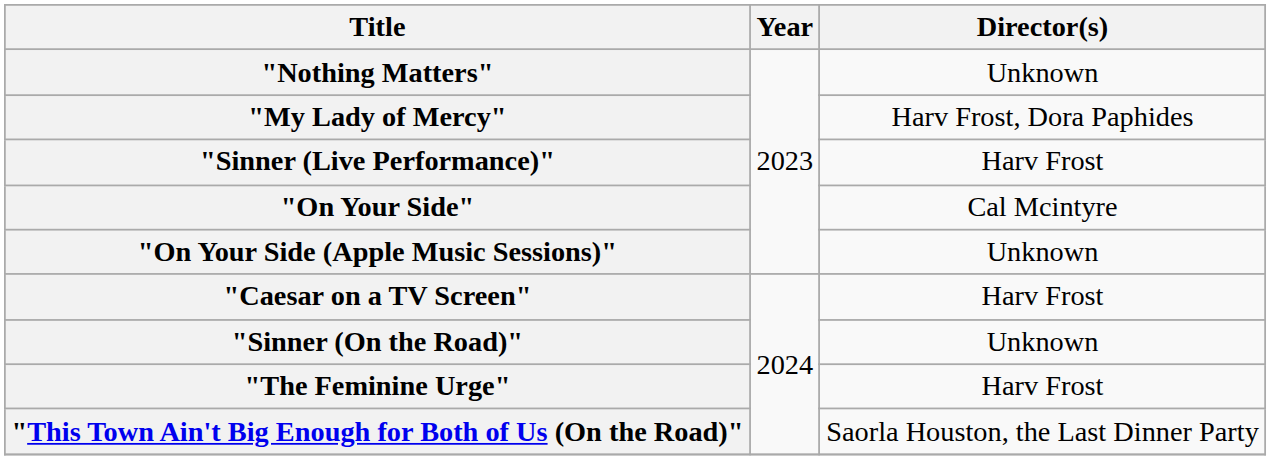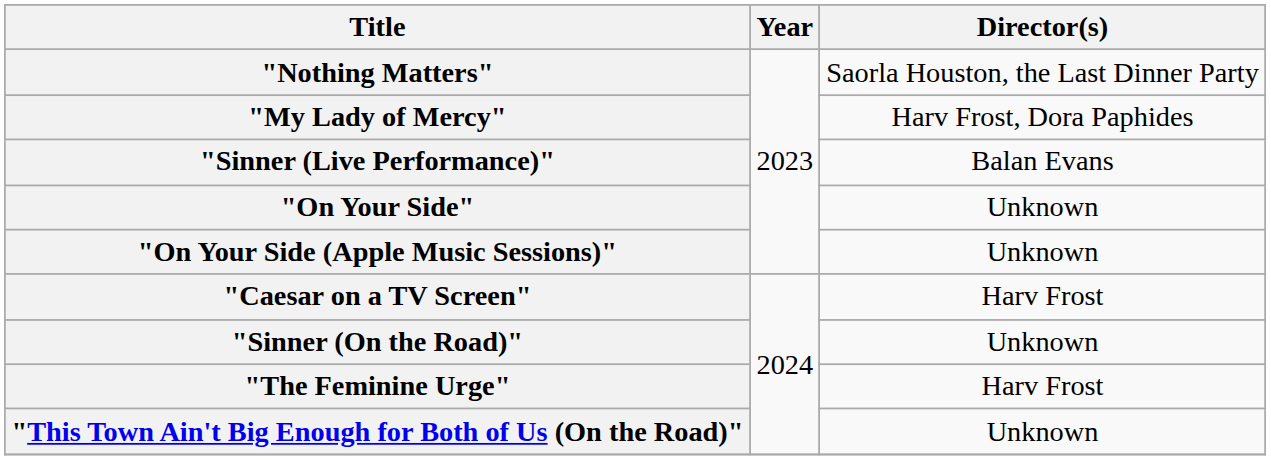(1043, 71) Unknown -> (1043, 71) Saorla Houston, the Last Dinner Party
(1043, 161) Harv Frost -> (1043, 161) Balan Evans
(1043, 206) Cal Mcintyre -> (1043, 206) Unknown
(1043, 431) Saorla Houston, the Last Dinner Party -> (1043, 431) Unknown
